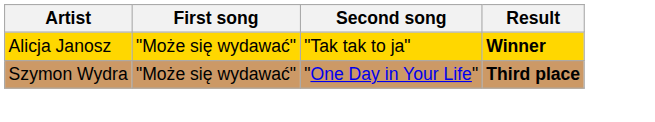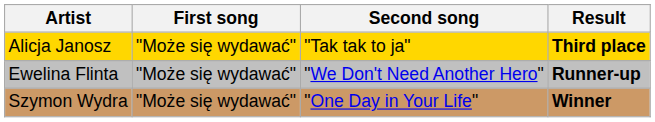(516, 46) Winner -> (599, 46) Third place
+ row: (63, 74)
(533, 74) Third place -> (582, 102) Winner
